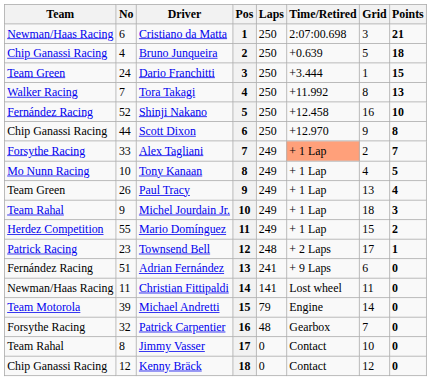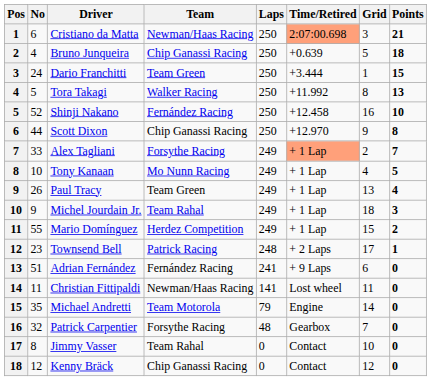columns swapped: (244, 14) <-> (60, 14)
(318, 34) no background -> (318, 34) lightsalmon background
(122, 92) 7 -> (33, 92) 5
(125, 307) 39 -> (36, 307) 35
